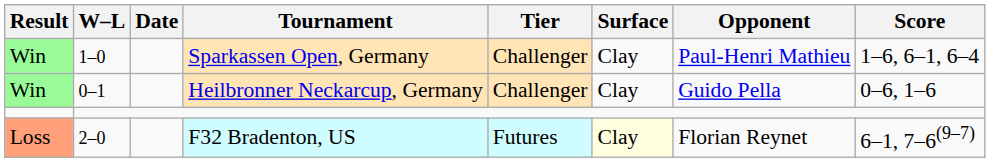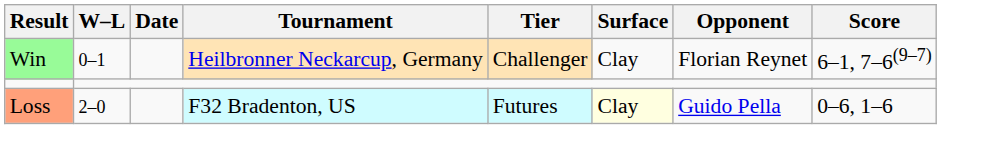- row: (309, 55)
(730, 90) Guido Pella -> (743, 58) Florian Reynet
(898, 90) 0–6, 1–6 -> (874, 58) 6–1, 7–6(9–7)
(743, 137) Florian Reynet -> (730, 105) Guido Pella
(918, 137) 6–1, 7–6(9–7) -> (855, 105) 0–6, 1–6
